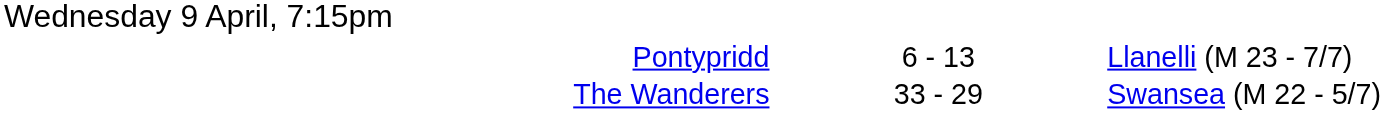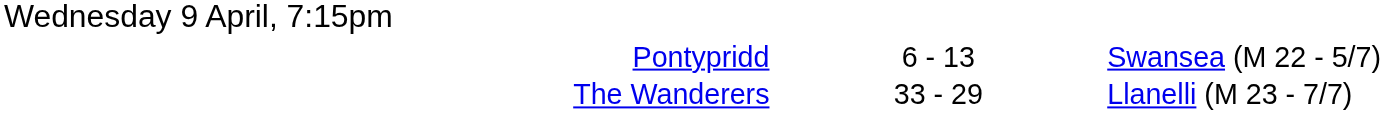(1230, 57) Llanelli (M 23 - 7/7) -> (1244, 57) Swansea (M 22 - 5/7)
(1244, 94) Swansea (M 22 - 5/7) -> (1230, 94) Llanelli (M 23 - 7/7)
